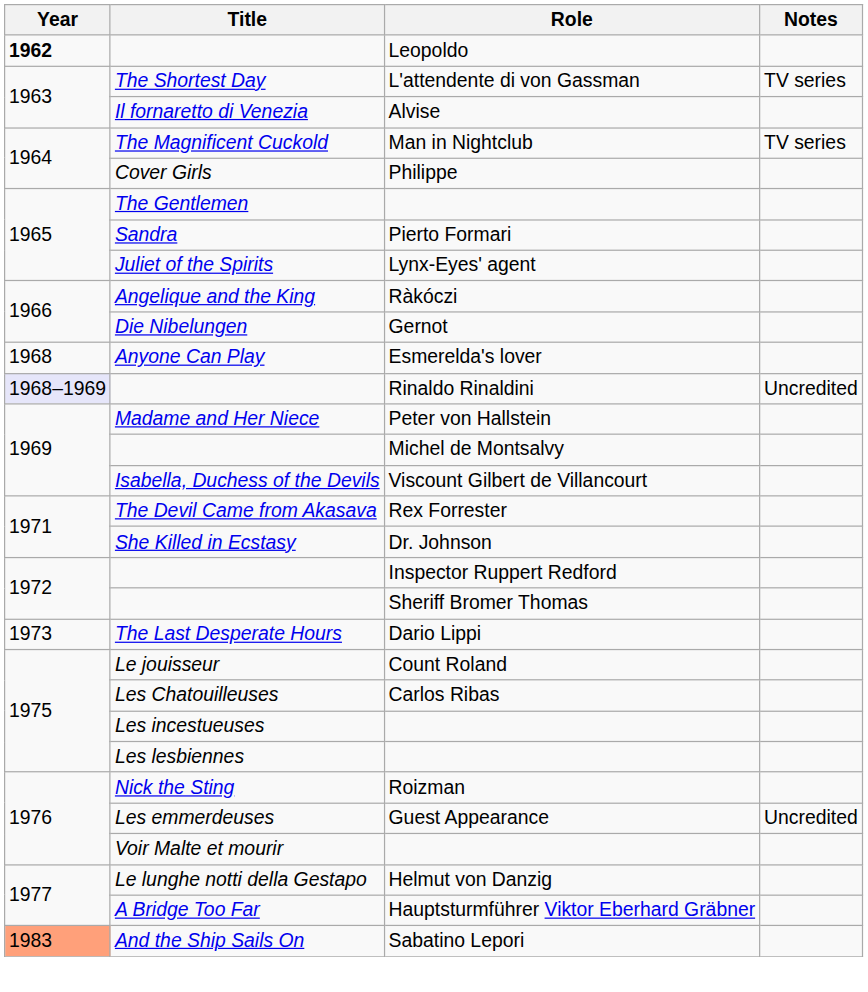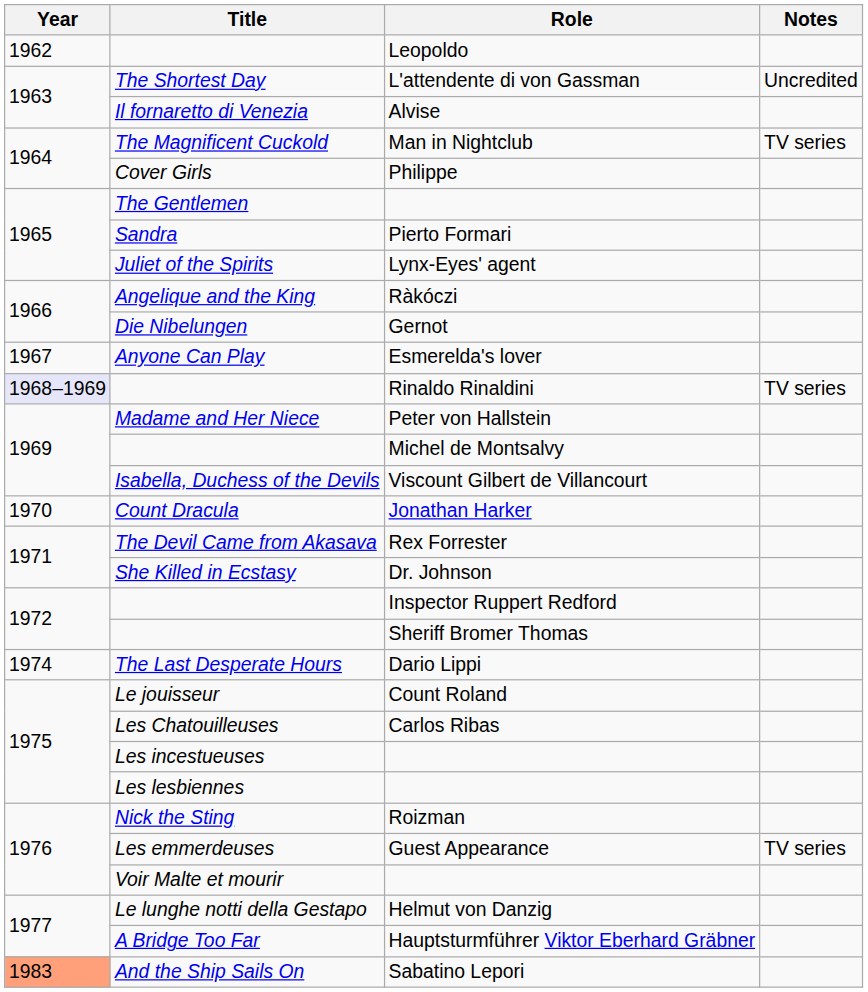(31, 50) bold -> (31, 50) normal
(805, 81) TV series -> (811, 81) Uncredited
(31, 357) 1968 -> (31, 357) 1967
(811, 388) Uncredited -> (805, 388) TV series
+ row: (177, 511)
(31, 633) 1973 -> (31, 664) 1974
(811, 818) Uncredited -> (805, 848) TV series
